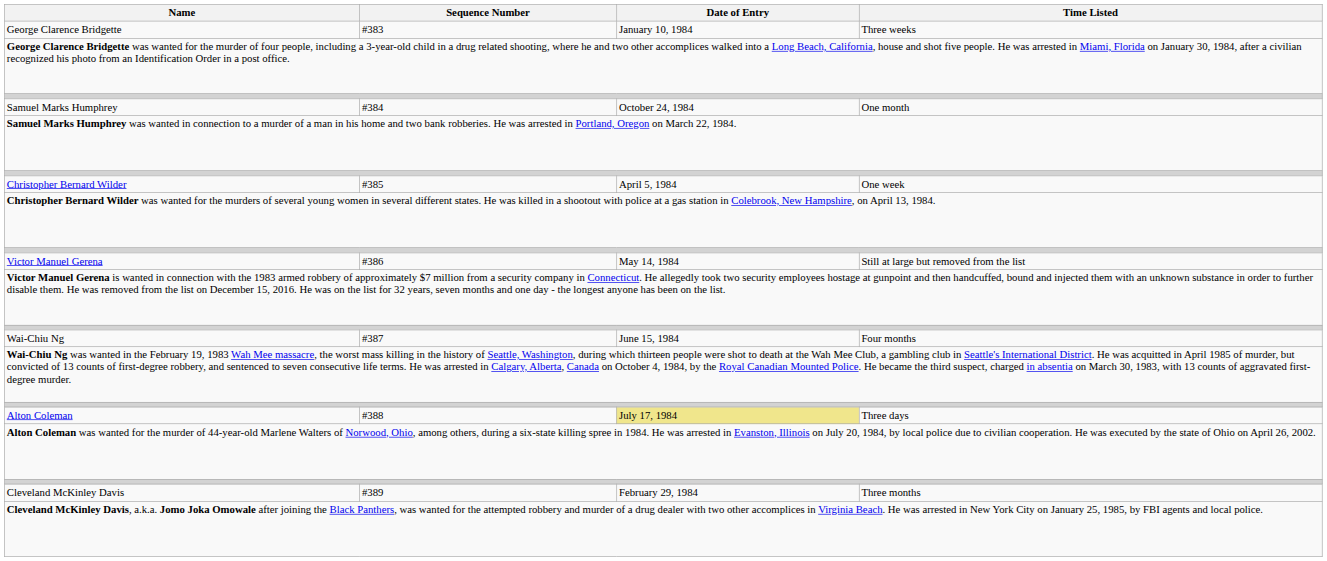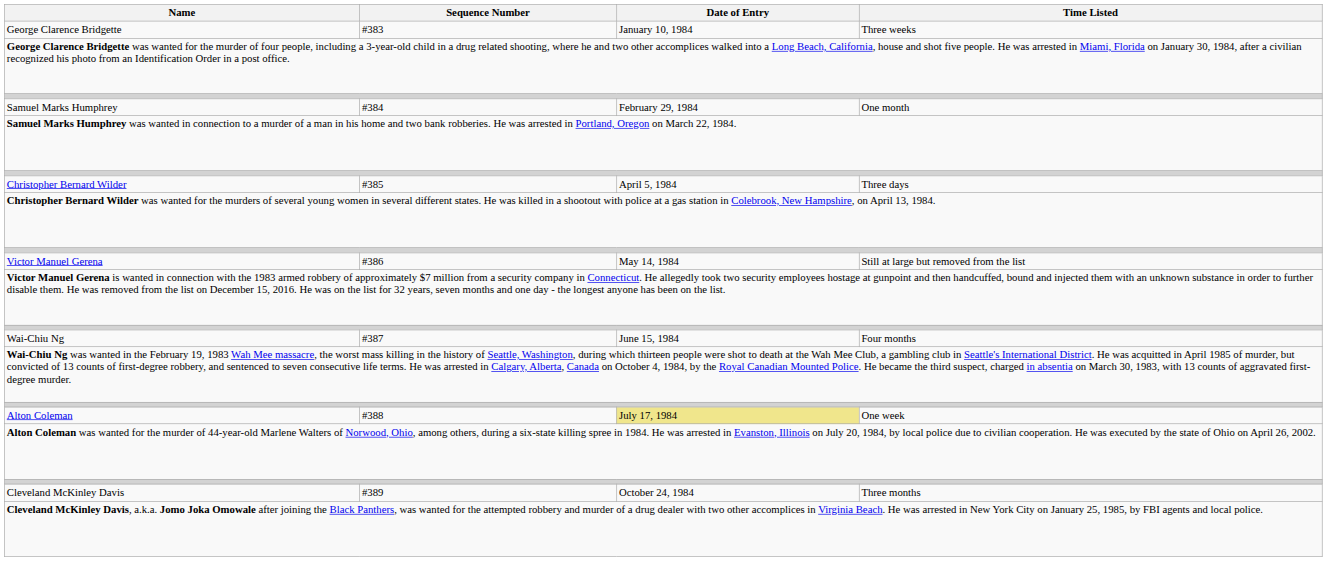(656, 107) October 24, 1984 -> (658, 107) February 29, 1984
(883, 184) One week -> (885, 184) Three days
(885, 415) Three days -> (883, 415) One week
(658, 492) February 29, 1984 -> (656, 492) October 24, 1984
